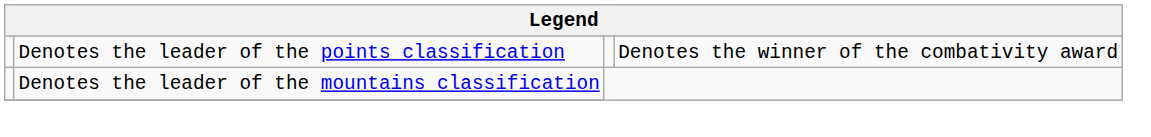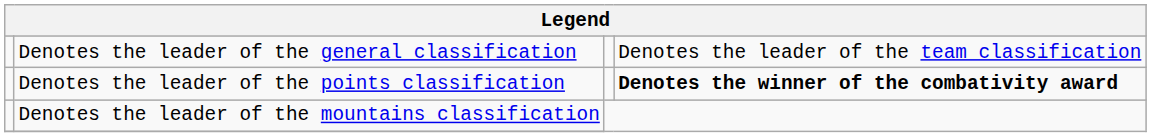+ row: (298, 52)
(868, 52) normal -> (868, 84) bold
